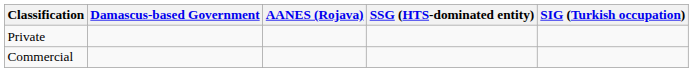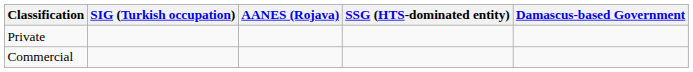columns swapped: (175, 15) <-> (613, 15)
